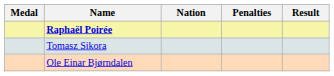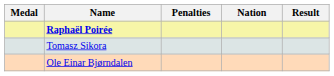columns swapped: (191, 13) <-> (252, 13)
